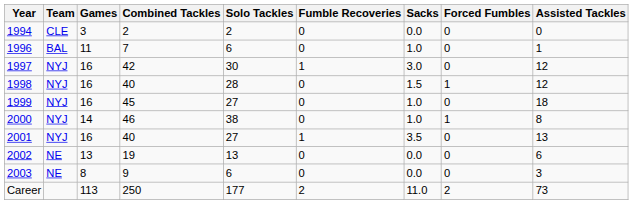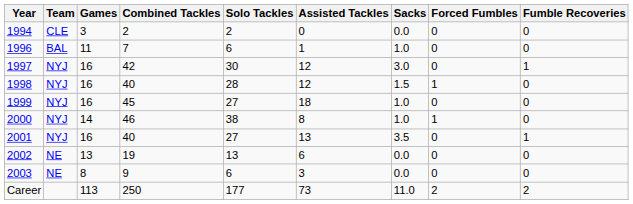columns swapped: (581, 13) <-> (350, 13)
